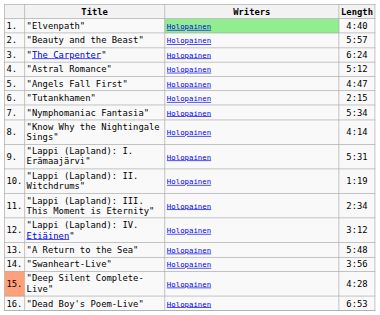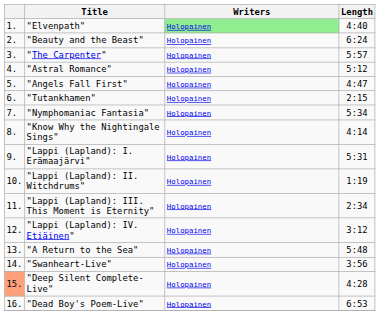(357, 40) 5:57 -> (357, 40) 6:24
(357, 55) 6:24 -> (357, 55) 5:57
